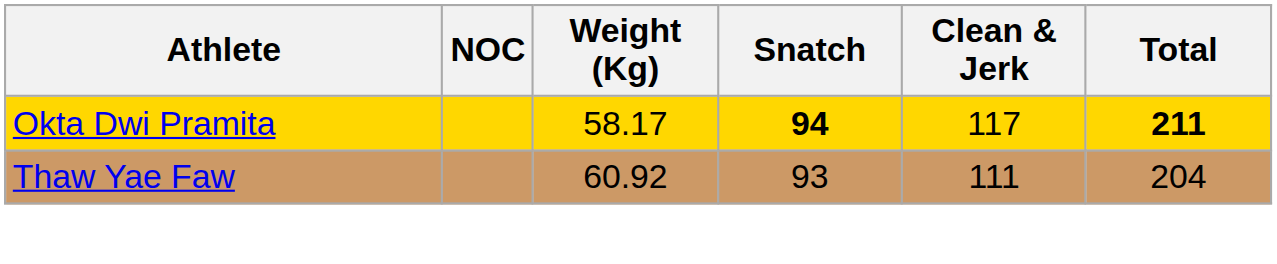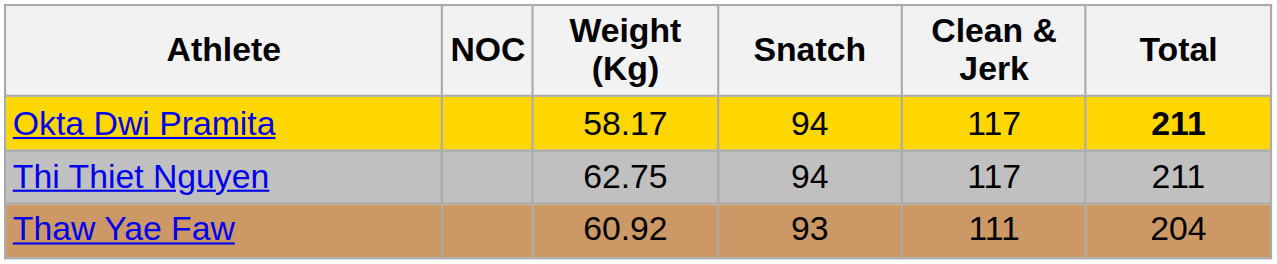(810, 122) bold -> (810, 122) normal
+ row: (141, 176)
